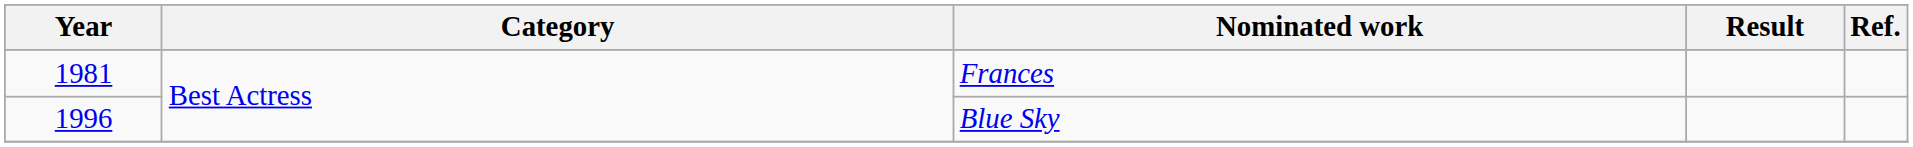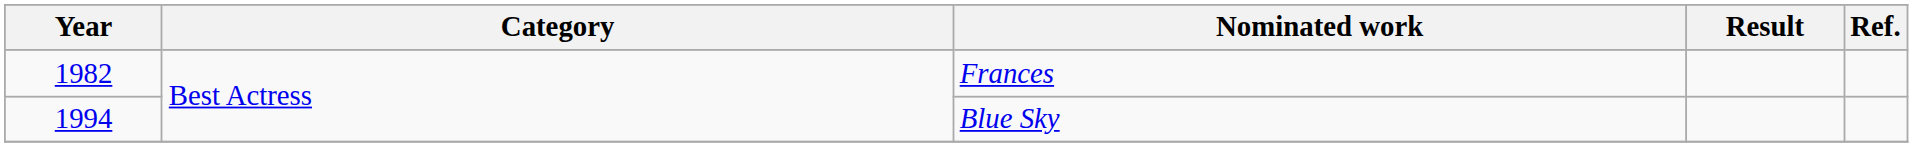(84, 73) 1981 -> (84, 73) 1982
(84, 118) 1996 -> (84, 118) 1994
